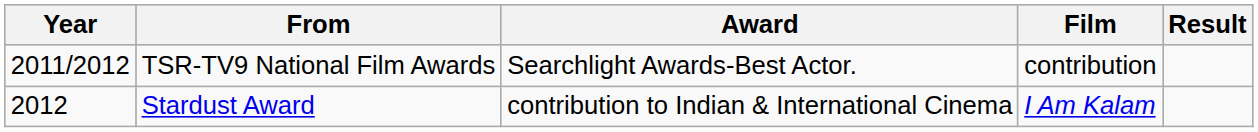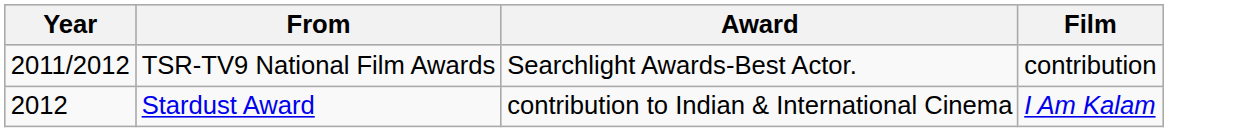- column: (1207, 24)
